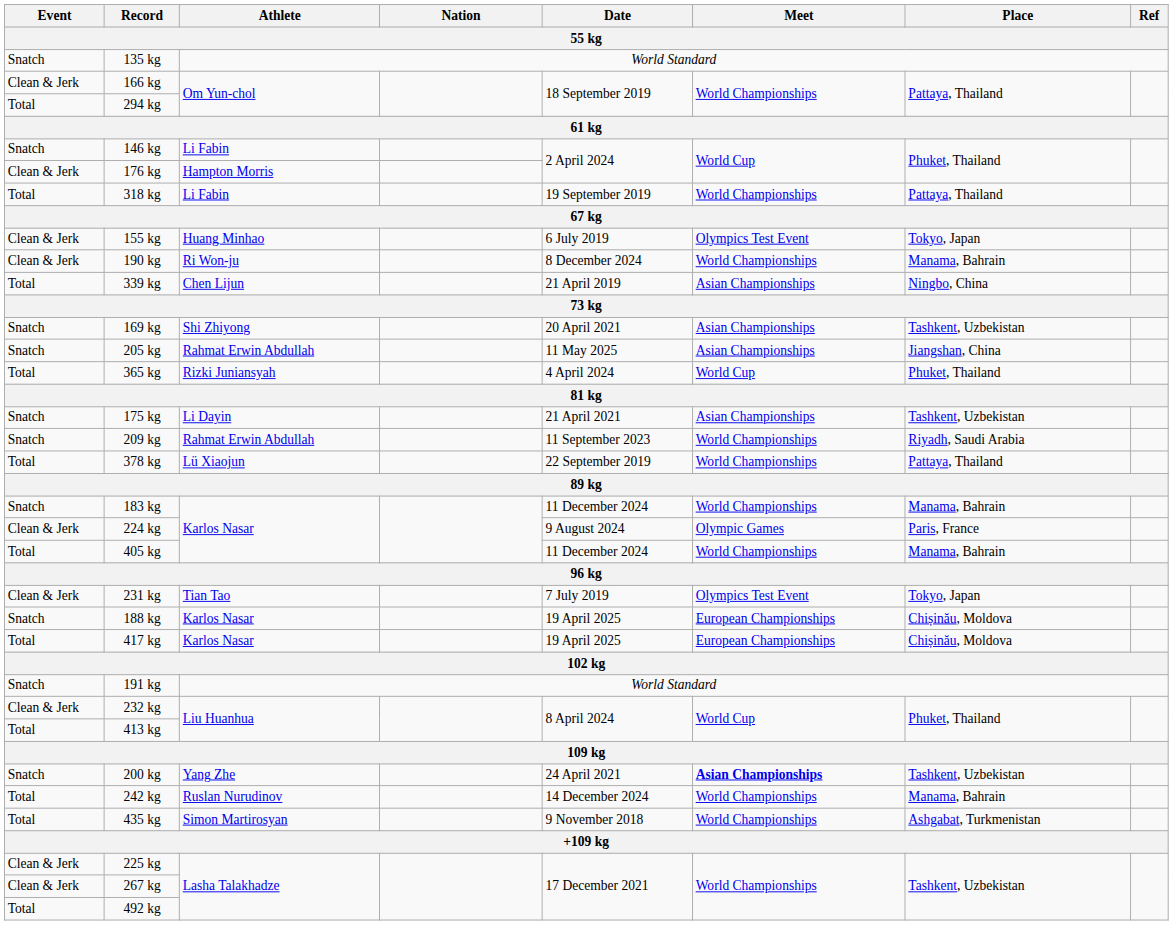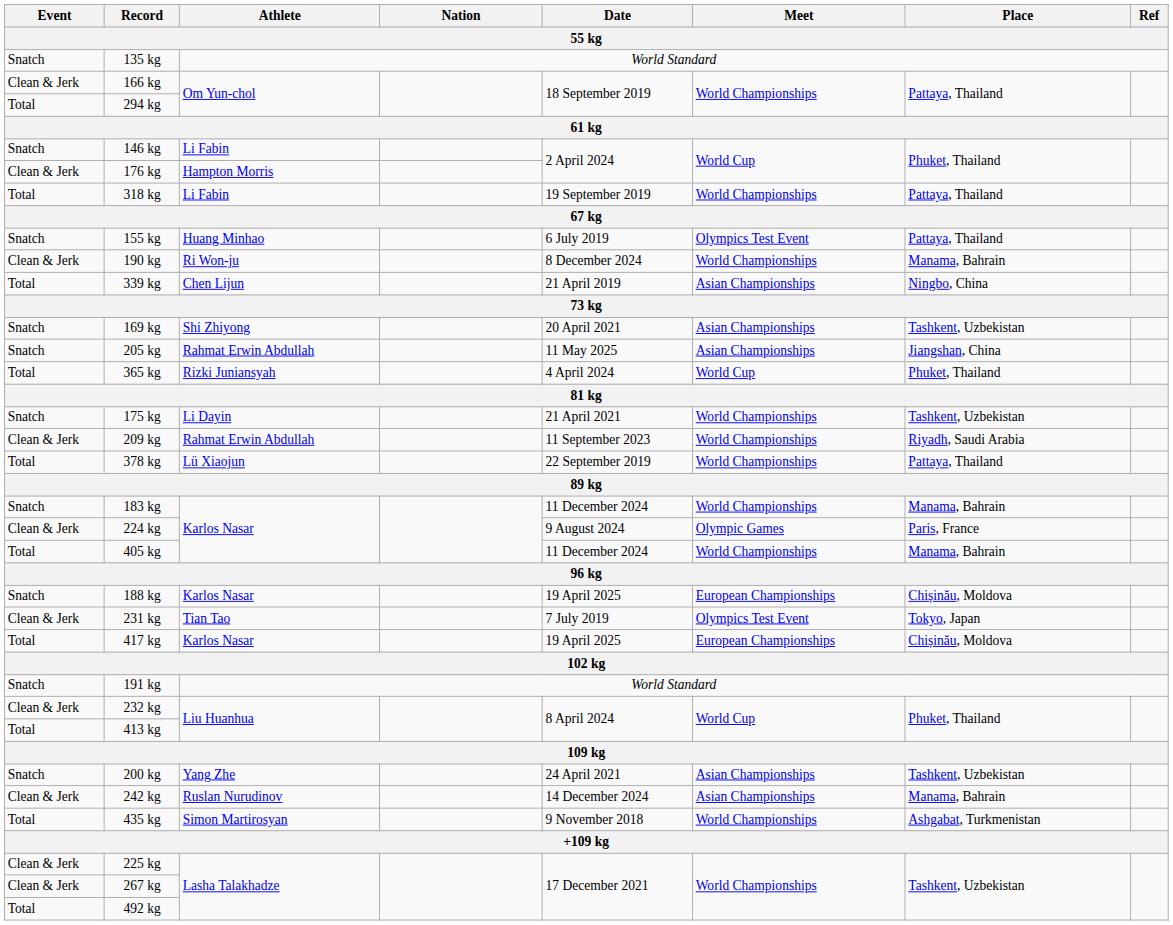(43, 239) Clean & Jerk -> (26, 239) Snatch
(944, 239) Tokyo, Japan -> (956, 239) Pattaya, Thailand
(755, 417) Asian Championships -> (756, 417) World Championships
(26, 440) Snatch -> (43, 440) Clean & Jerk
rows swapped: (142, 618) <-> (142, 596)
(759, 775) bold -> (755, 775) normal
(21, 797) Total -> (43, 797) Clean & Jerk
(756, 797) World Championships -> (755, 797) Asian Championships
